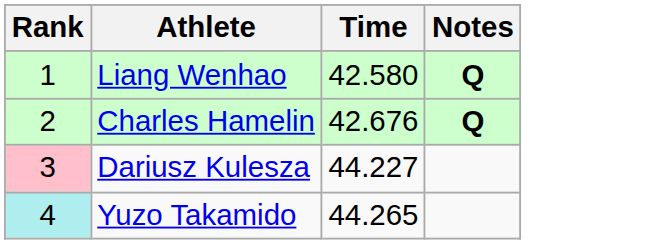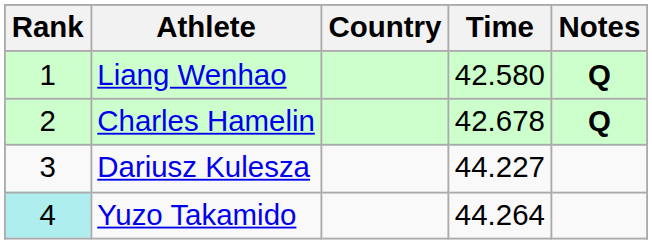+ column: (385, 27)
(373, 121) 42.676 -> (500, 121) 42.678
(48, 167) pink background -> (48, 167) no background
(373, 214) 44.265 -> (500, 214) 44.264
